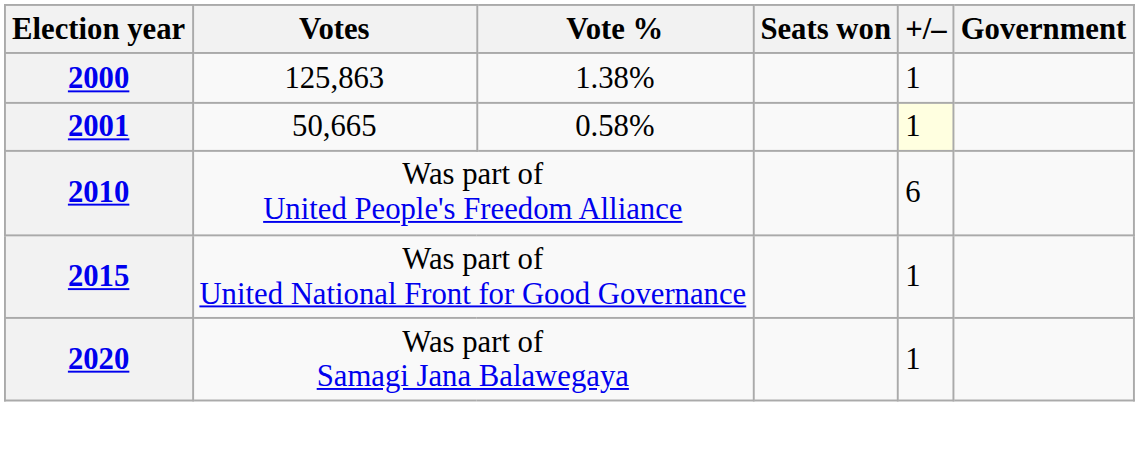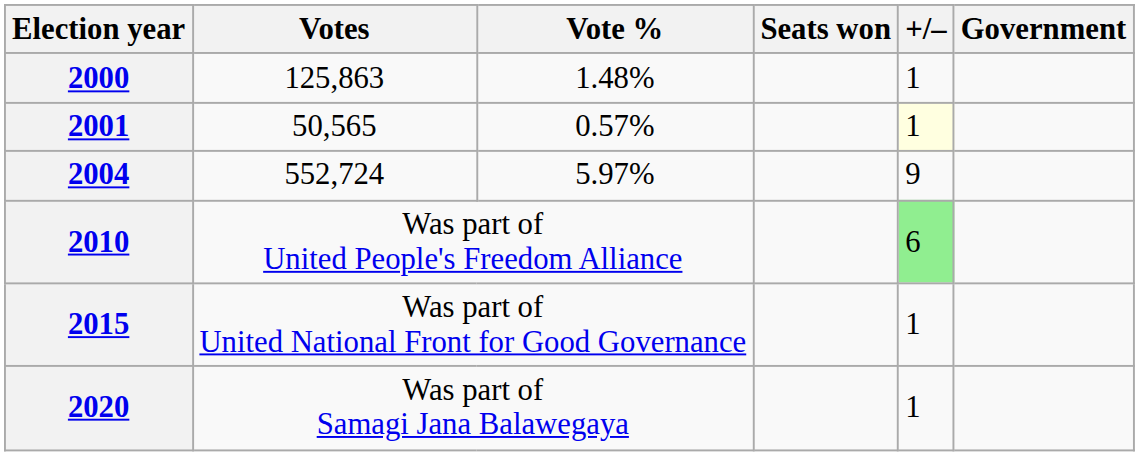(615, 77) 1.38% -> (615, 77) 1.48%
(334, 126) 50,665 -> (334, 126) 50,565
(615, 126) 0.58% -> (615, 126) 0.57%
+ row: (99, 175)
(913, 192) no background -> (913, 241) lightgreen background
